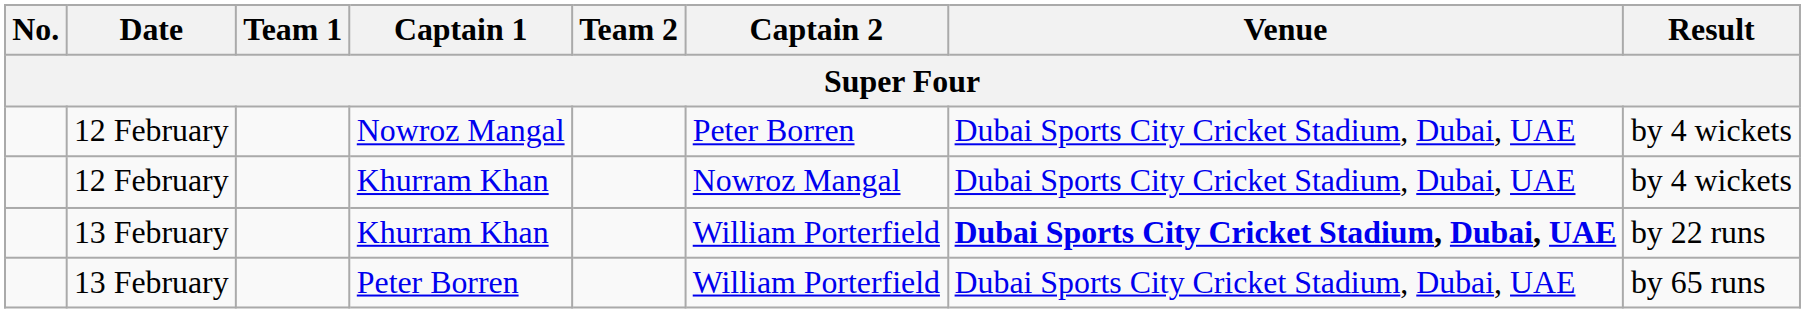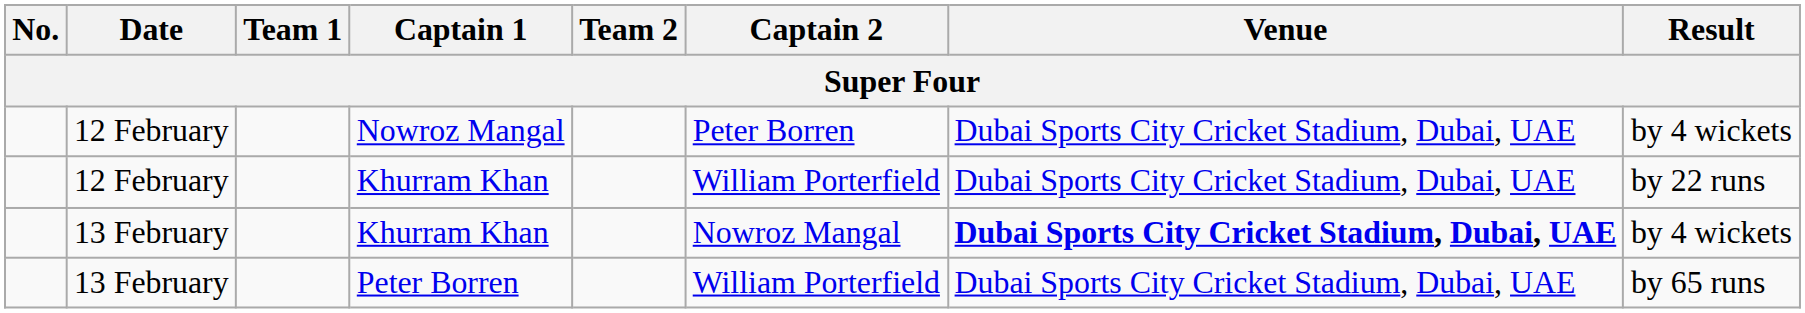(797, 181) Nowroz Mangal -> (816, 181) William Porterfield
(1711, 181) by 4 wickets -> (1698, 181) by 22 runs
(816, 231) William Porterfield -> (797, 231) Nowroz Mangal
(1698, 231) by 22 runs -> (1711, 231) by 4 wickets
